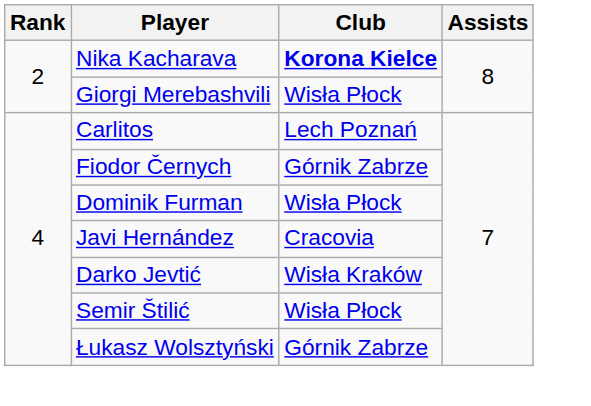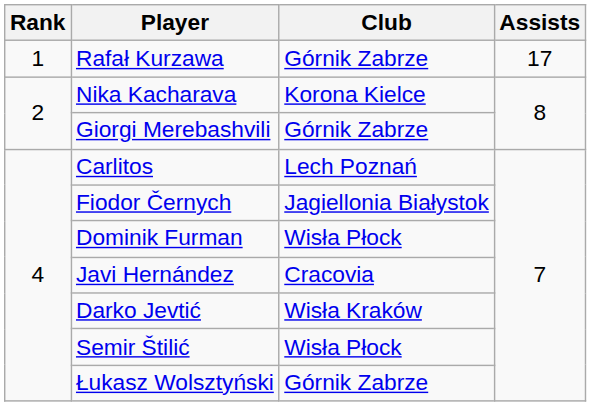+ row: (150, 58)
(361, 58) bold -> (355, 94) normal
(343, 94) Wisła Płock -> (356, 130) Górnik Zabrze
(356, 166) Górnik Zabrze -> (387, 202) Jagiellonia Białystok
